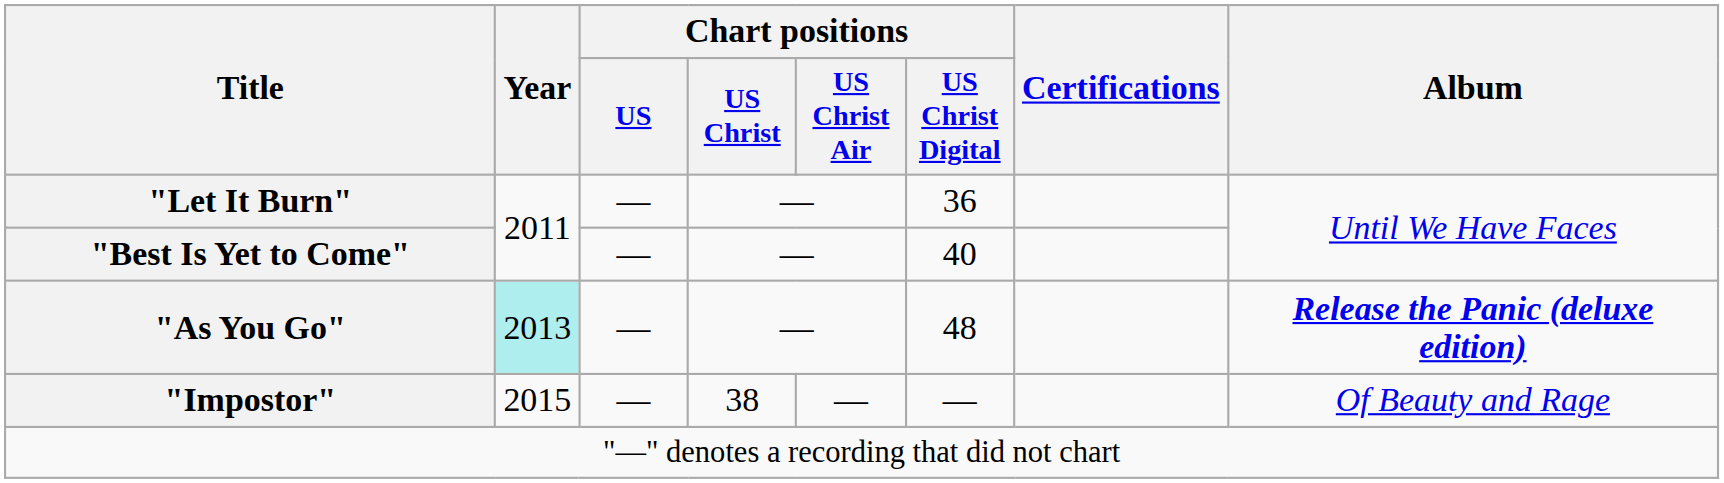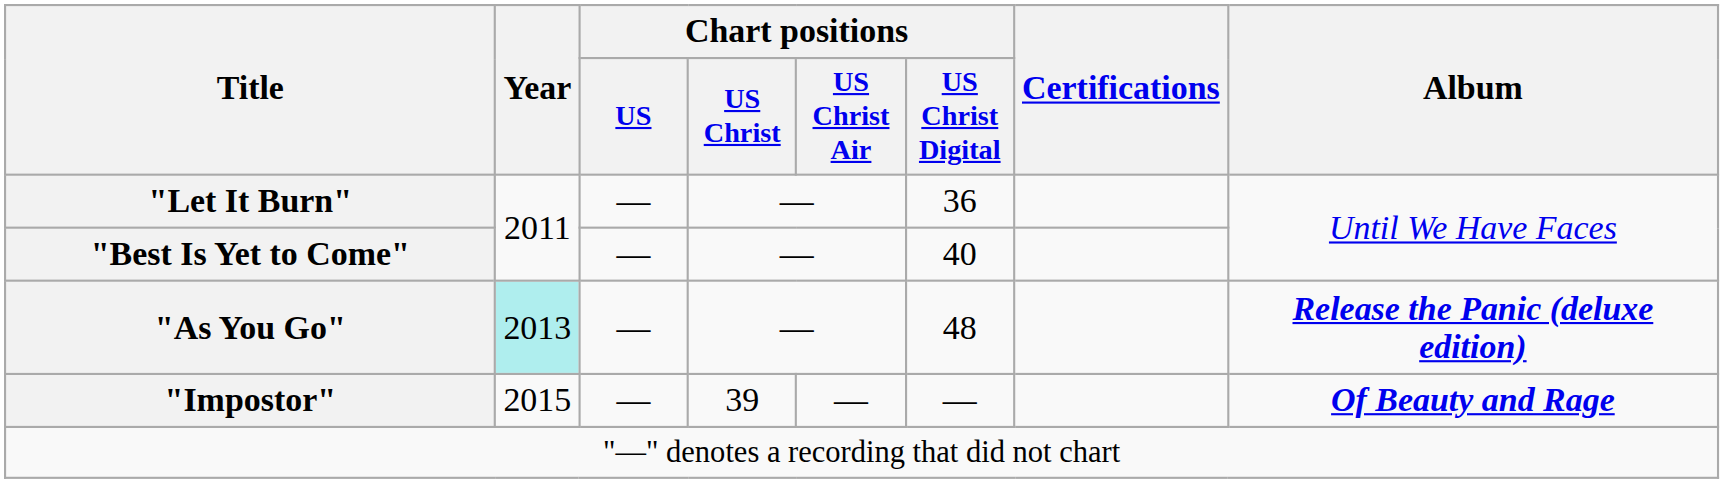(742, 399) 38 -> (742, 399) 39
(1473, 399) normal -> (1473, 399) bold
